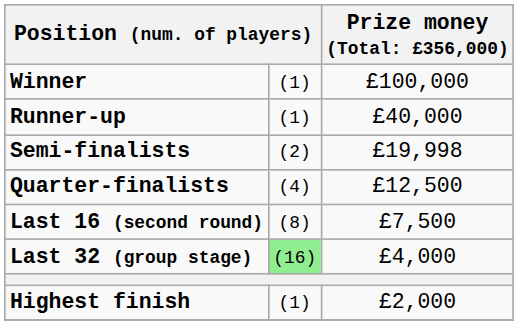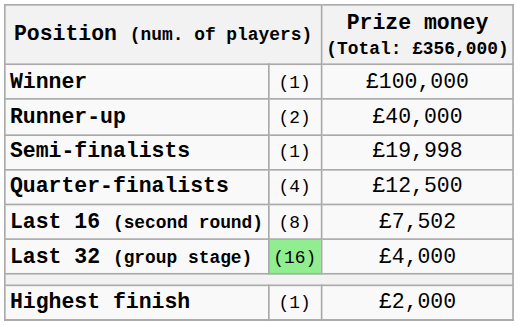(295, 118) (1) -> (295, 118) (2)
(295, 153) (2) -> (295, 153) (1)
(418, 222) £7,500 -> (418, 222) £7,502
